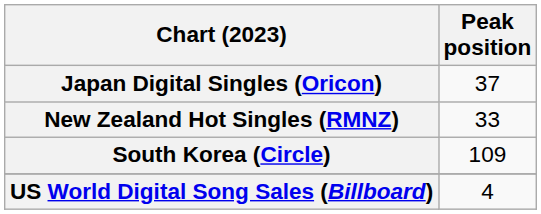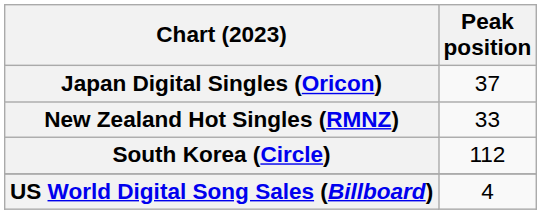(487, 155) 109 -> (487, 155) 112
